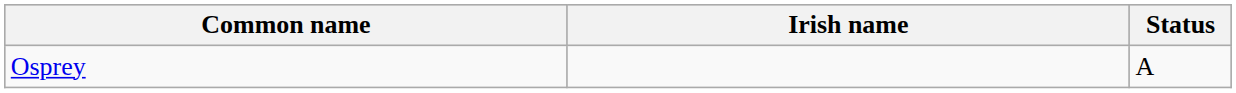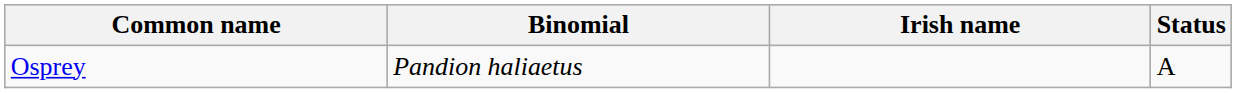+ column: (578, 25)
